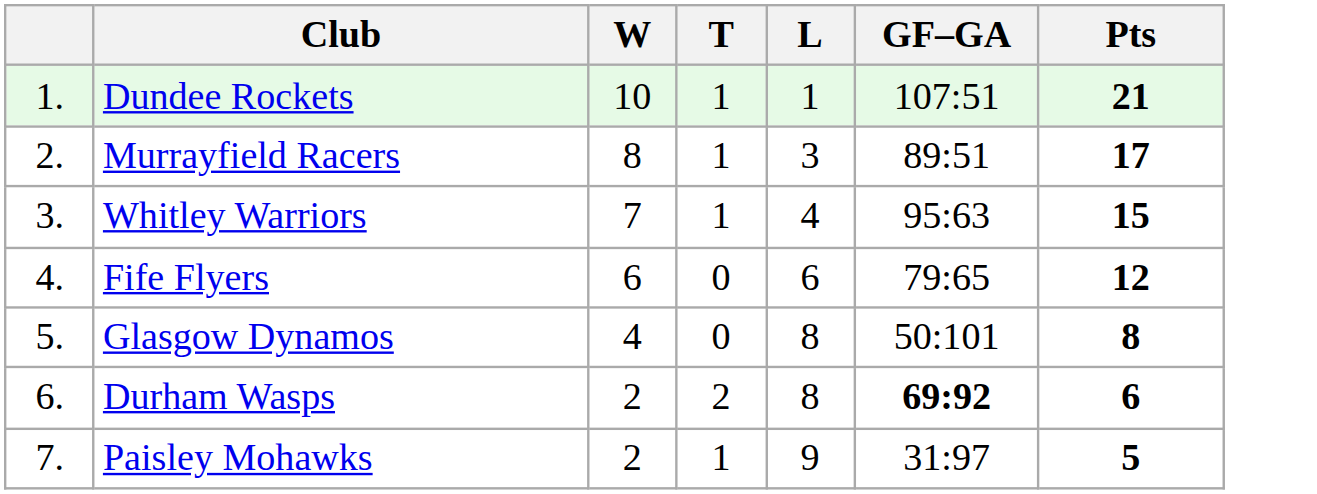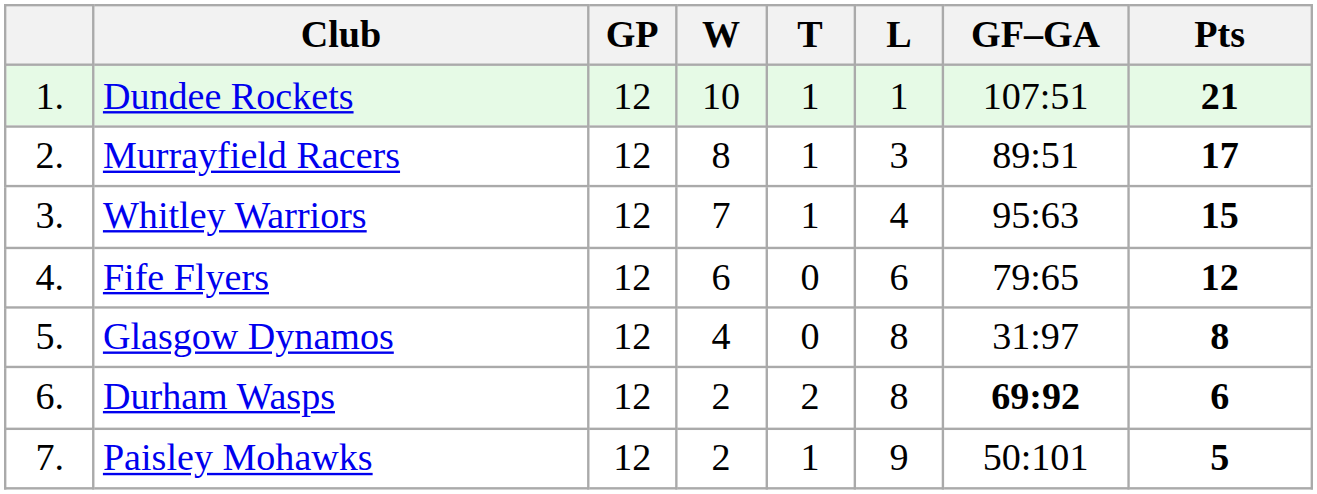+ column: (632, 34)
(947, 336) 50:101 -> (1036, 336) 31:97
(947, 457) 31:97 -> (1036, 457) 50:101
